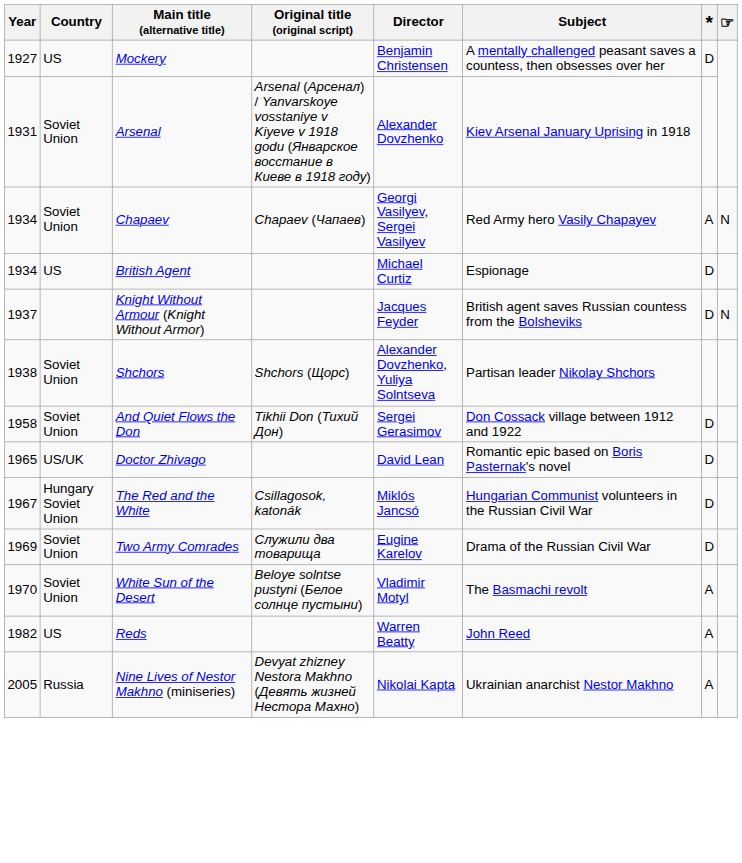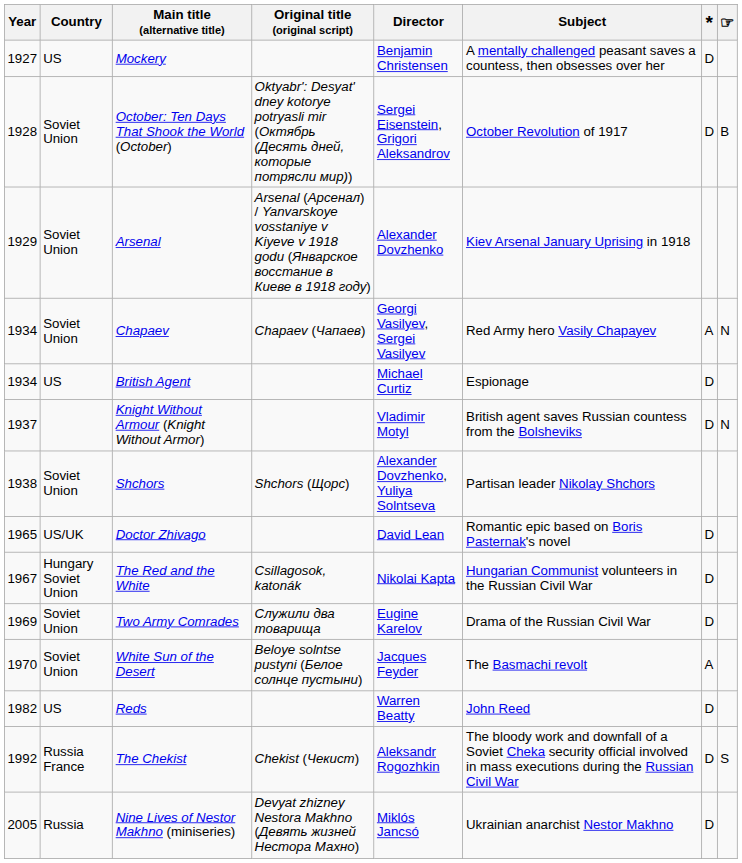+ row: (180, 131)
(22, 131) 1931 -> (22, 242) 1929
(402, 314) Jacques Feyder -> (401, 425) Vladimir Motyl
- row: (175, 423)
(398, 503) Miklós Jancsó -> (416, 578) Nikolai Kapta
(401, 590) Vladimir Motyl -> (402, 665) Jacques Feyder
(709, 633) A -> (709, 708) D
+ row: (151, 759)
(416, 684) Nikolai Kapta -> (398, 825) Miklós Jancsó
(709, 684) A -> (709, 825) D
